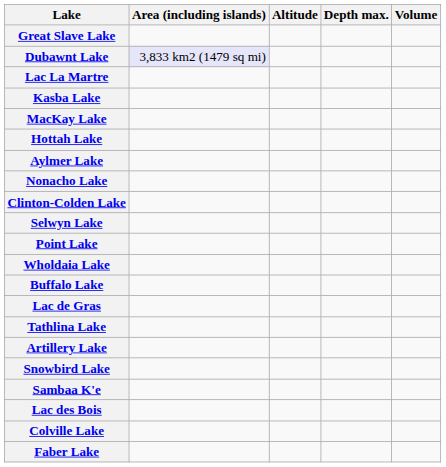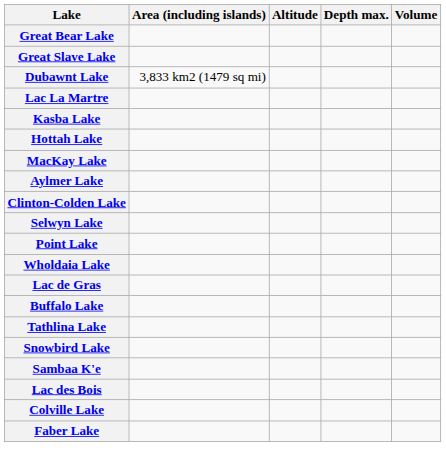+ row: (67, 35)
(203, 56) lavender background -> (203, 77) no background
rows swapped: (67, 118) <-> (67, 139)
- row: (67, 181)
rows swapped: (67, 306) <-> (67, 285)
- row: (67, 347)
